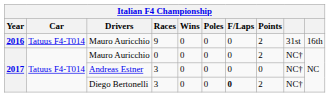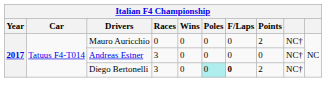- row: (119, 40)
(206, 84) no background -> (206, 69) paleturquoise background
